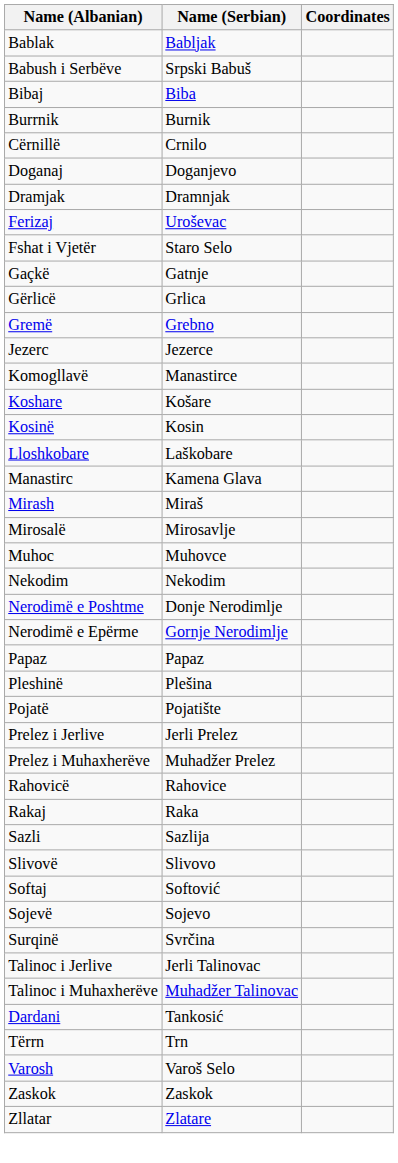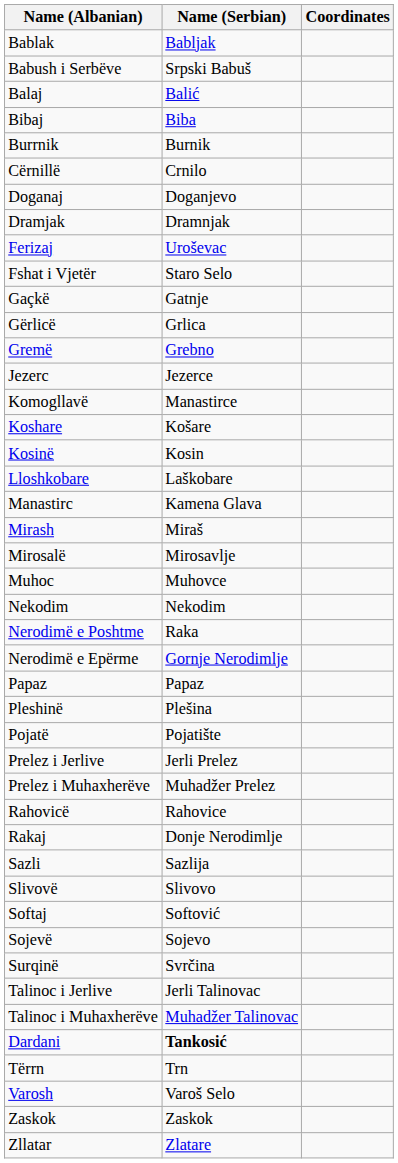+ row: (25, 94)
(224, 606) Donje Nerodimlje -> (182, 632) Raka
(182, 811) Raka -> (224, 837) Donje Nerodimlje
(194, 1016) normal -> (196, 1042) bold
